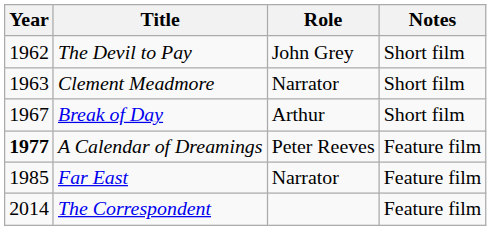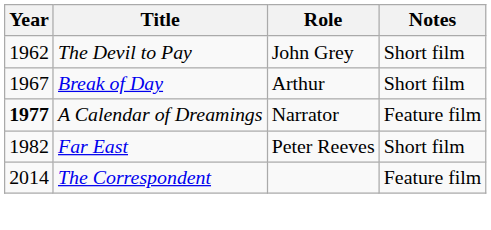- row: (136, 83)
(323, 146) Peter Reeves -> (305, 114) Narrator
(29, 177) 1985 -> (29, 146) 1982
(305, 177) Narrator -> (323, 146) Peter Reeves
(433, 177) Feature film -> (424, 146) Short film
